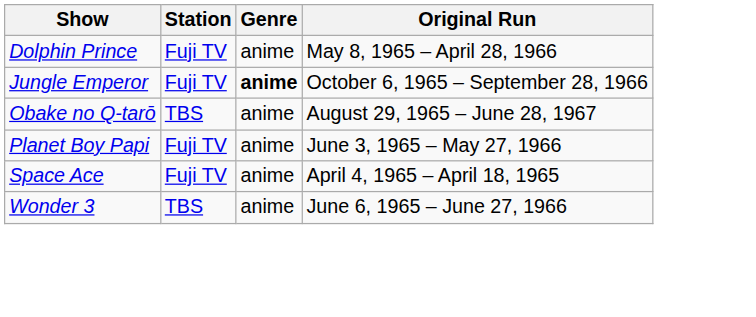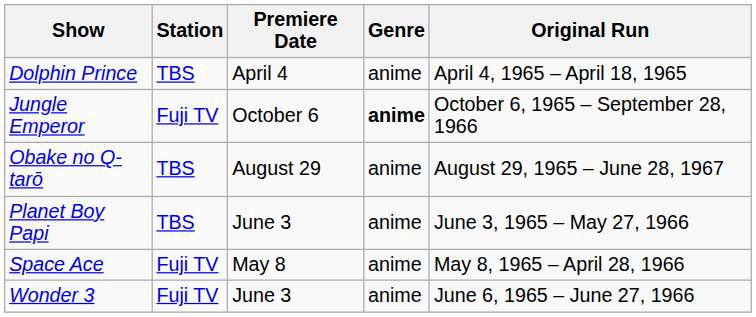+ column: (296, 31)
(196, 51) Fuji TV -> (176, 73) TBS
(432, 51) May 8, 1965 – April 28, 1966 -> (560, 73) April 4, 1965 – April 18, 1965
(196, 144) Fuji TV -> (176, 222) TBS
(433, 176) April 4, 1965 – April 18, 1965 -> (559, 264) May 8, 1965 – April 28, 1966
(184, 207) TBS -> (187, 295) Fuji TV
